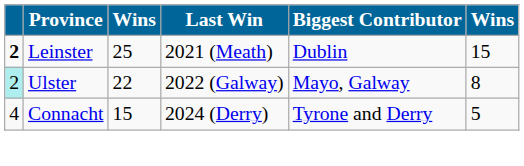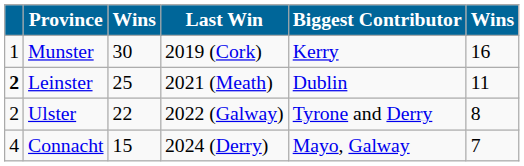+ row: (61, 51)
(481, 51) 15 -> (480, 82) 11
(14, 82) paleturquoise background -> (14, 113) no background
(351, 82) Mayo, Galway -> (363, 113) Tyrone and Derry
(363, 113) Tyrone and Derry -> (351, 144) Mayo, Galway
(476, 113) 5 -> (476, 144) 7
